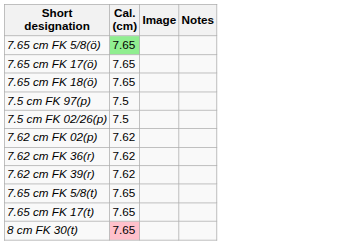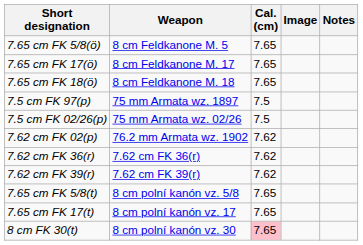+ column: (180, 20)
(124, 45) lightgreen background -> (265, 45) no background
